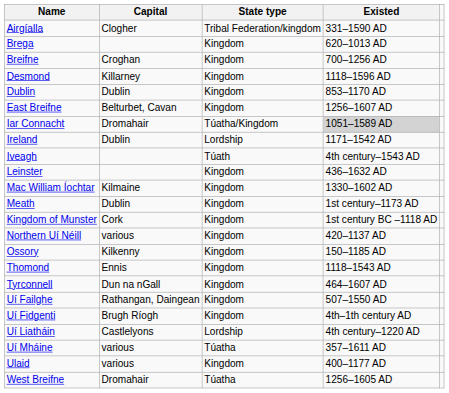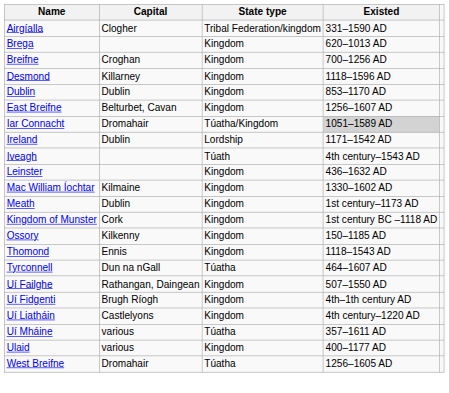- row: (44, 236)
(224, 284) Kingdom -> (220, 268) Túatha
(224, 332) Lordship -> (224, 316) Kingdom
